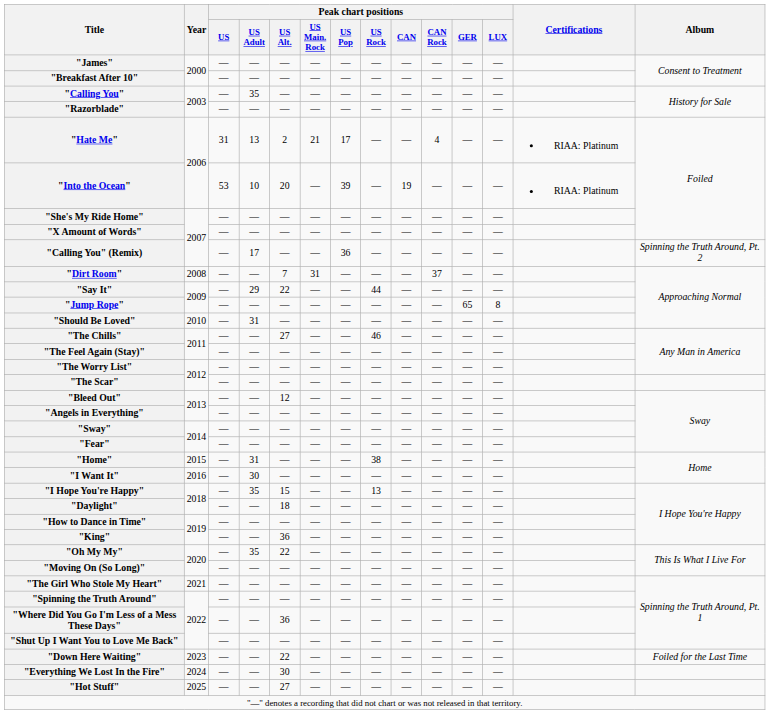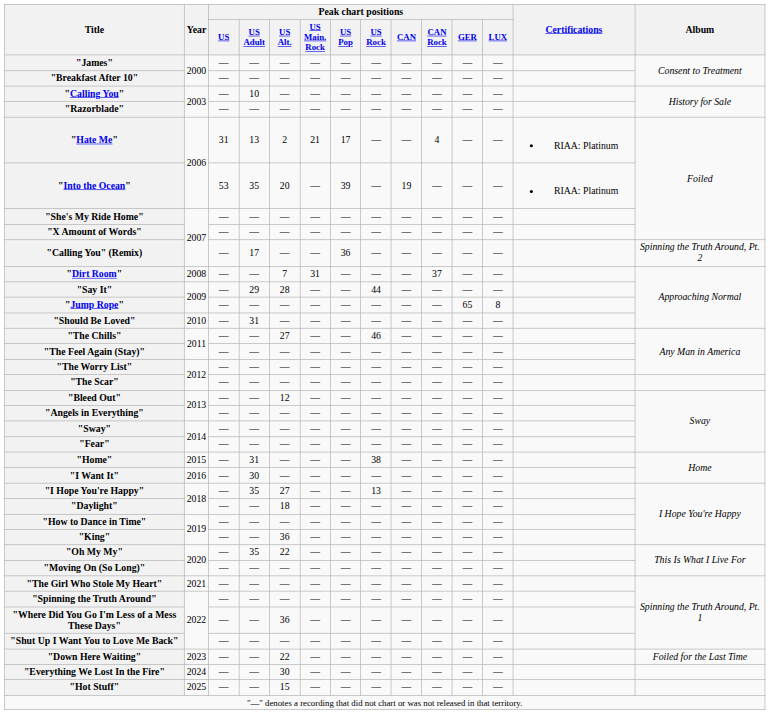(254, 93) 35 -> (254, 93) 10
(254, 186) 10 -> (254, 186) 35
(285, 289) 22 -> (285, 289) 28
(285, 490) 15 -> (285, 490) 27
(285, 687) 27 -> (285, 687) 15
